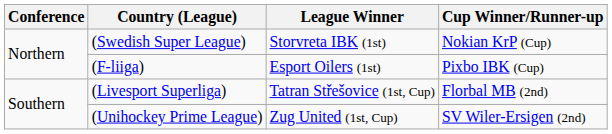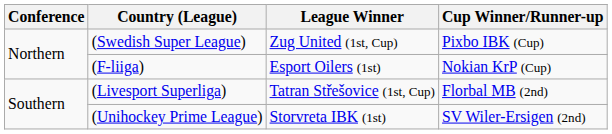(328, 41) Storvreta IBK (1st) -> (334, 41) Zug United (1st, Cup)
(497, 41) Nokian KrP (Cup) -> (493, 41) Pixbo IBK (Cup)
(493, 66) Pixbo IBK (Cup) -> (497, 66) Nokian KrP (Cup)
(334, 116) Zug United (1st, Cup) -> (328, 116) Storvreta IBK (1st)
